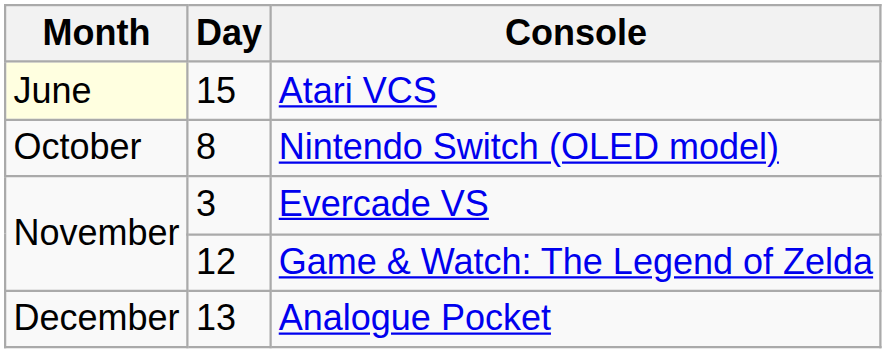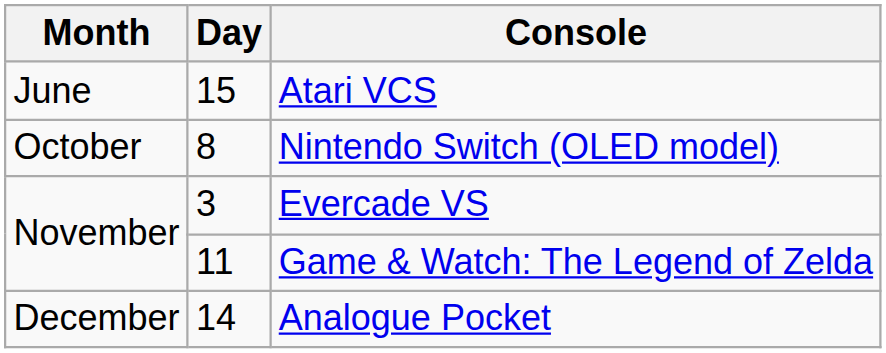(52, 90) lightyellow background -> (52, 90) no background
(216, 261) 12 -> (215, 261) 11
(216, 318) 13 -> (216, 318) 14
